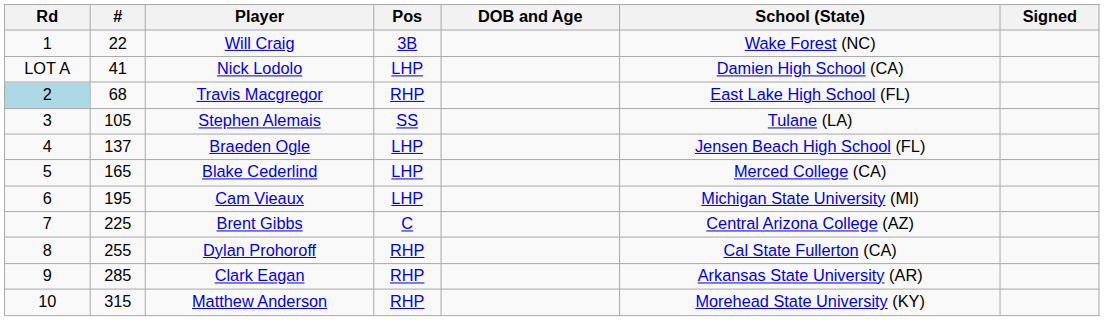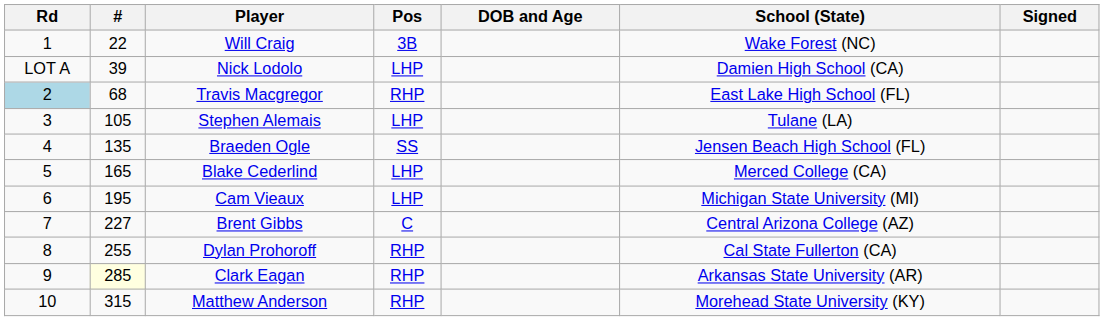(118, 69) 41 -> (118, 69) 39
(407, 120) SS -> (407, 120) LHP
(118, 146) 137 -> (118, 146) 135
(407, 146) LHP -> (407, 146) SS
(118, 224) 225 -> (118, 224) 227
(118, 276) no background -> (118, 276) lightyellow background
